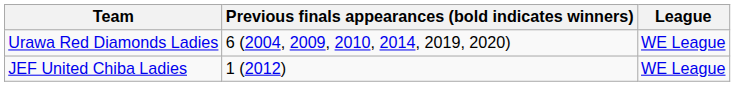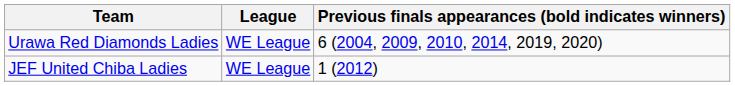columns swapped: (683, 17) <-> (430, 17)
